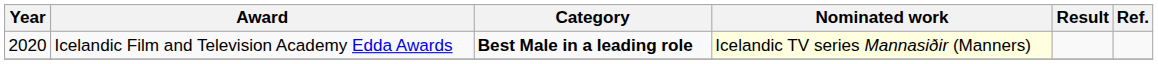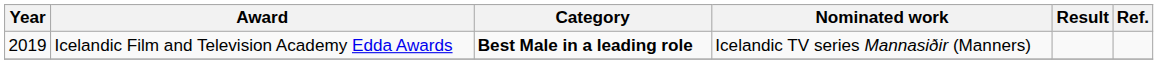(28, 45) 2020 -> (28, 45) 2019
(873, 45) lightyellow background -> (873, 45) no background
